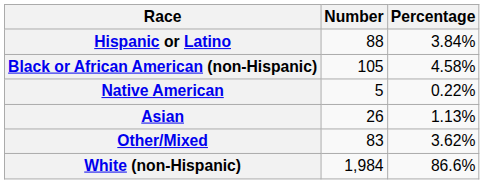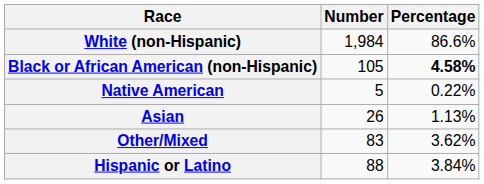rows swapped: (163, 166) <-> (163, 41)
(453, 66) normal -> (453, 66) bold
